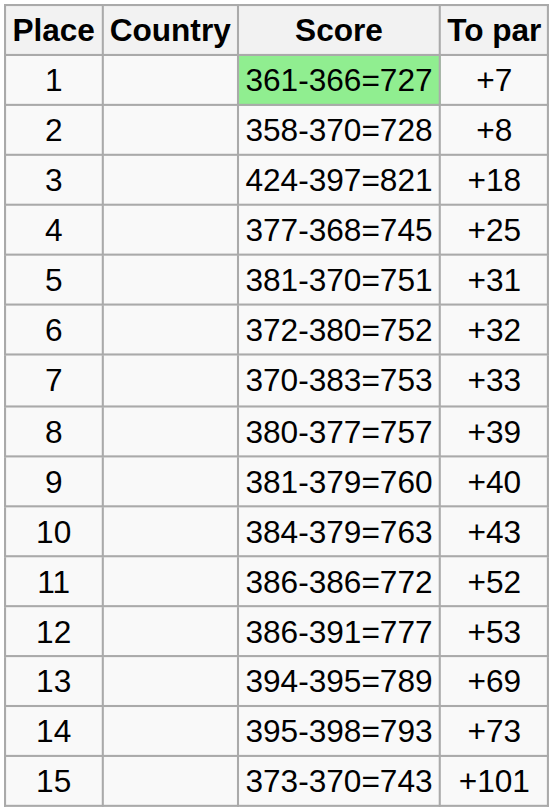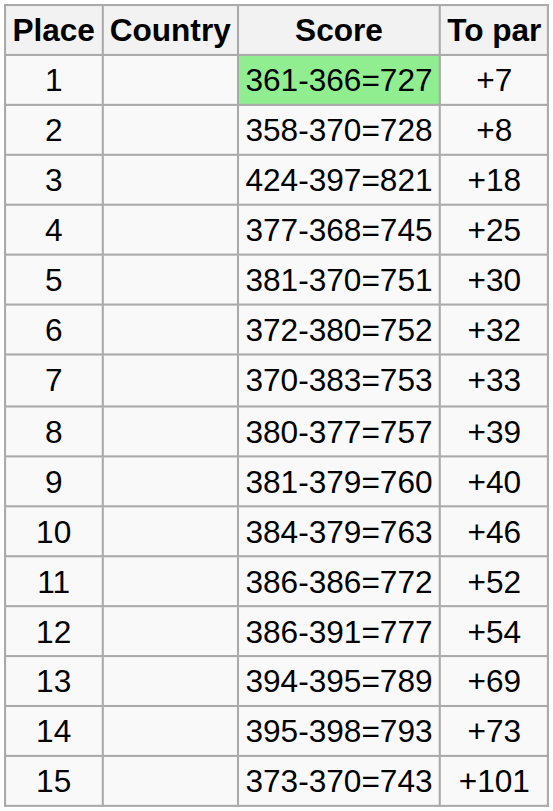(494, 281) +31 -> (494, 281) +30
(494, 531) +43 -> (494, 531) +46
(494, 631) +53 -> (494, 631) +54
